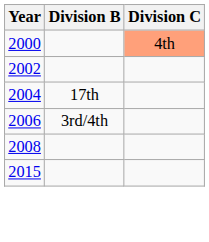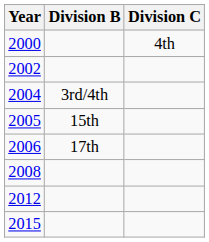(165, 43) lightsalmon background -> (165, 43) no background
(84, 95) 17th -> (84, 95) 3rd/4th
+ row: (25, 120)
(84, 120) 3rd/4th -> (84, 146) 17th
+ row: (25, 198)
